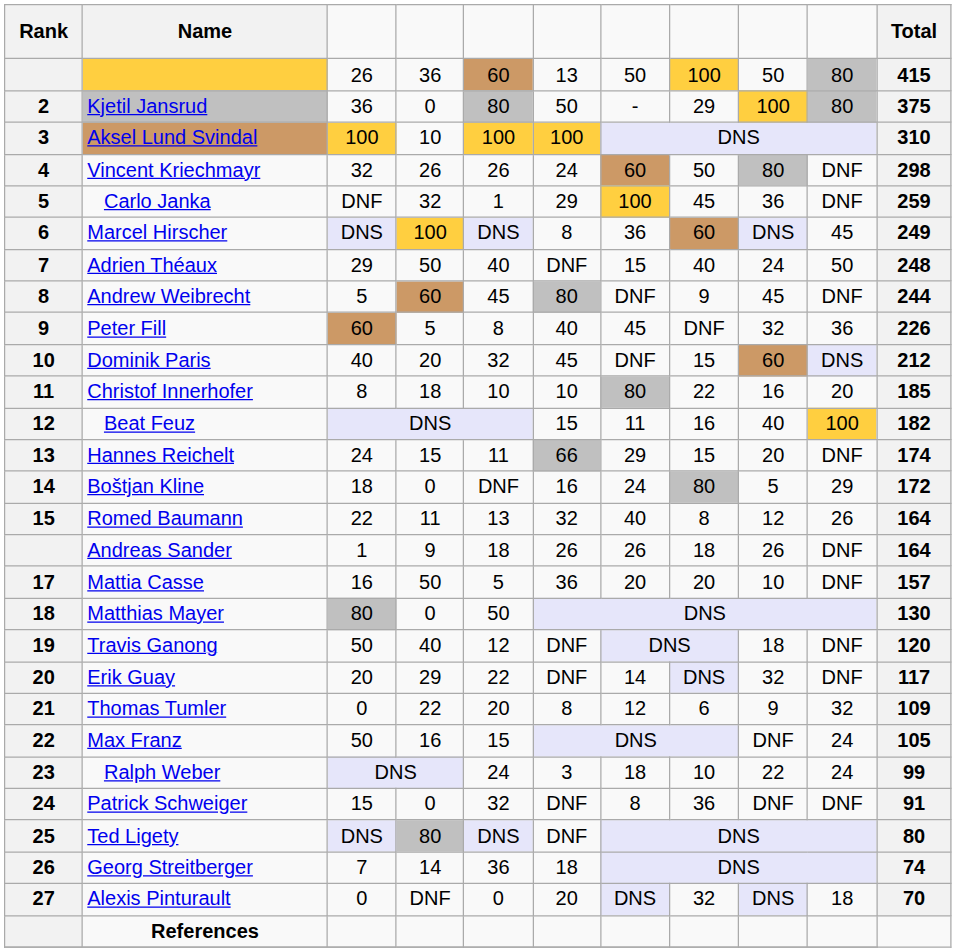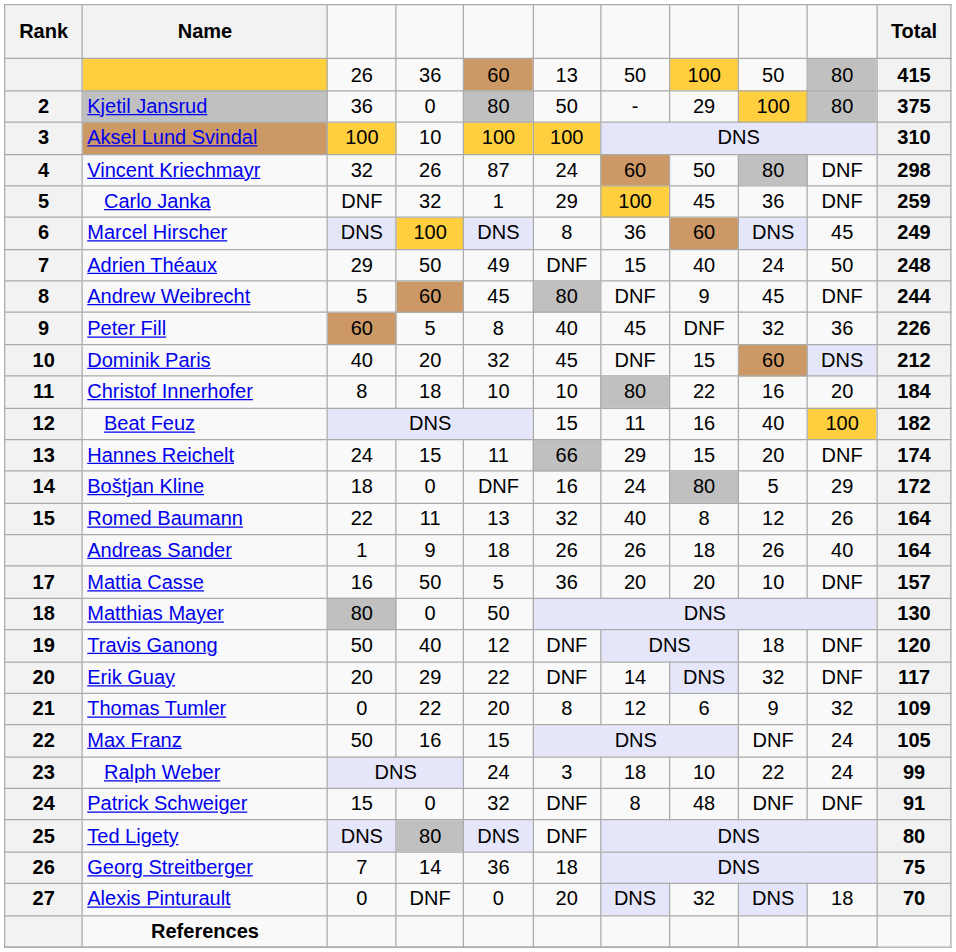(498, 169) 26 -> (498, 169) 87
(498, 264) 40 -> (498, 264) 49
(914, 391) 185 -> (914, 391) 184
(842, 550) DNF -> (842, 550) 40
(704, 804) 36 -> (704, 804) 48
(914, 867) 74 -> (914, 867) 75
